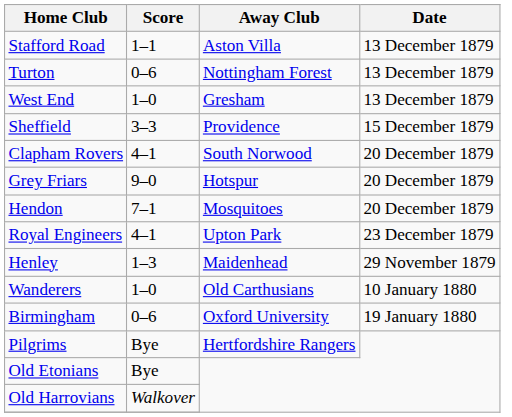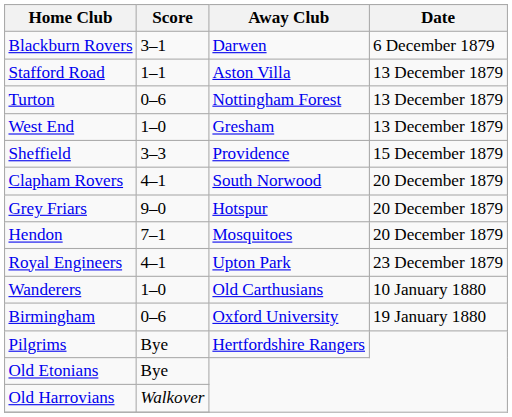+ row: (71, 45)
- row: (33, 262)
